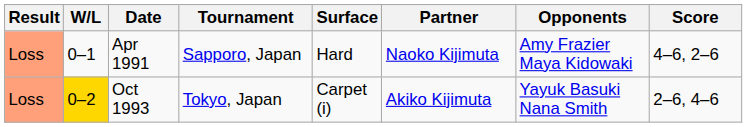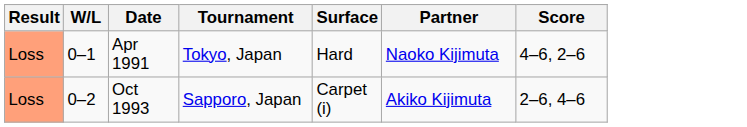- column: (583, 17)
(242, 53) Sapporo, Japan -> (232, 53) Tokyo, Japan
(82, 99) gold background -> (82, 99) no background
(232, 99) Tokyo, Japan -> (242, 99) Sapporo, Japan
